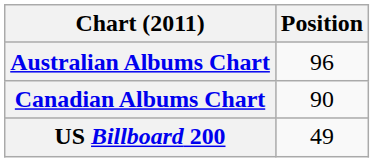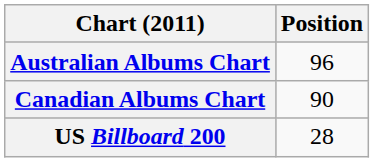(322, 136) 49 -> (322, 136) 28
